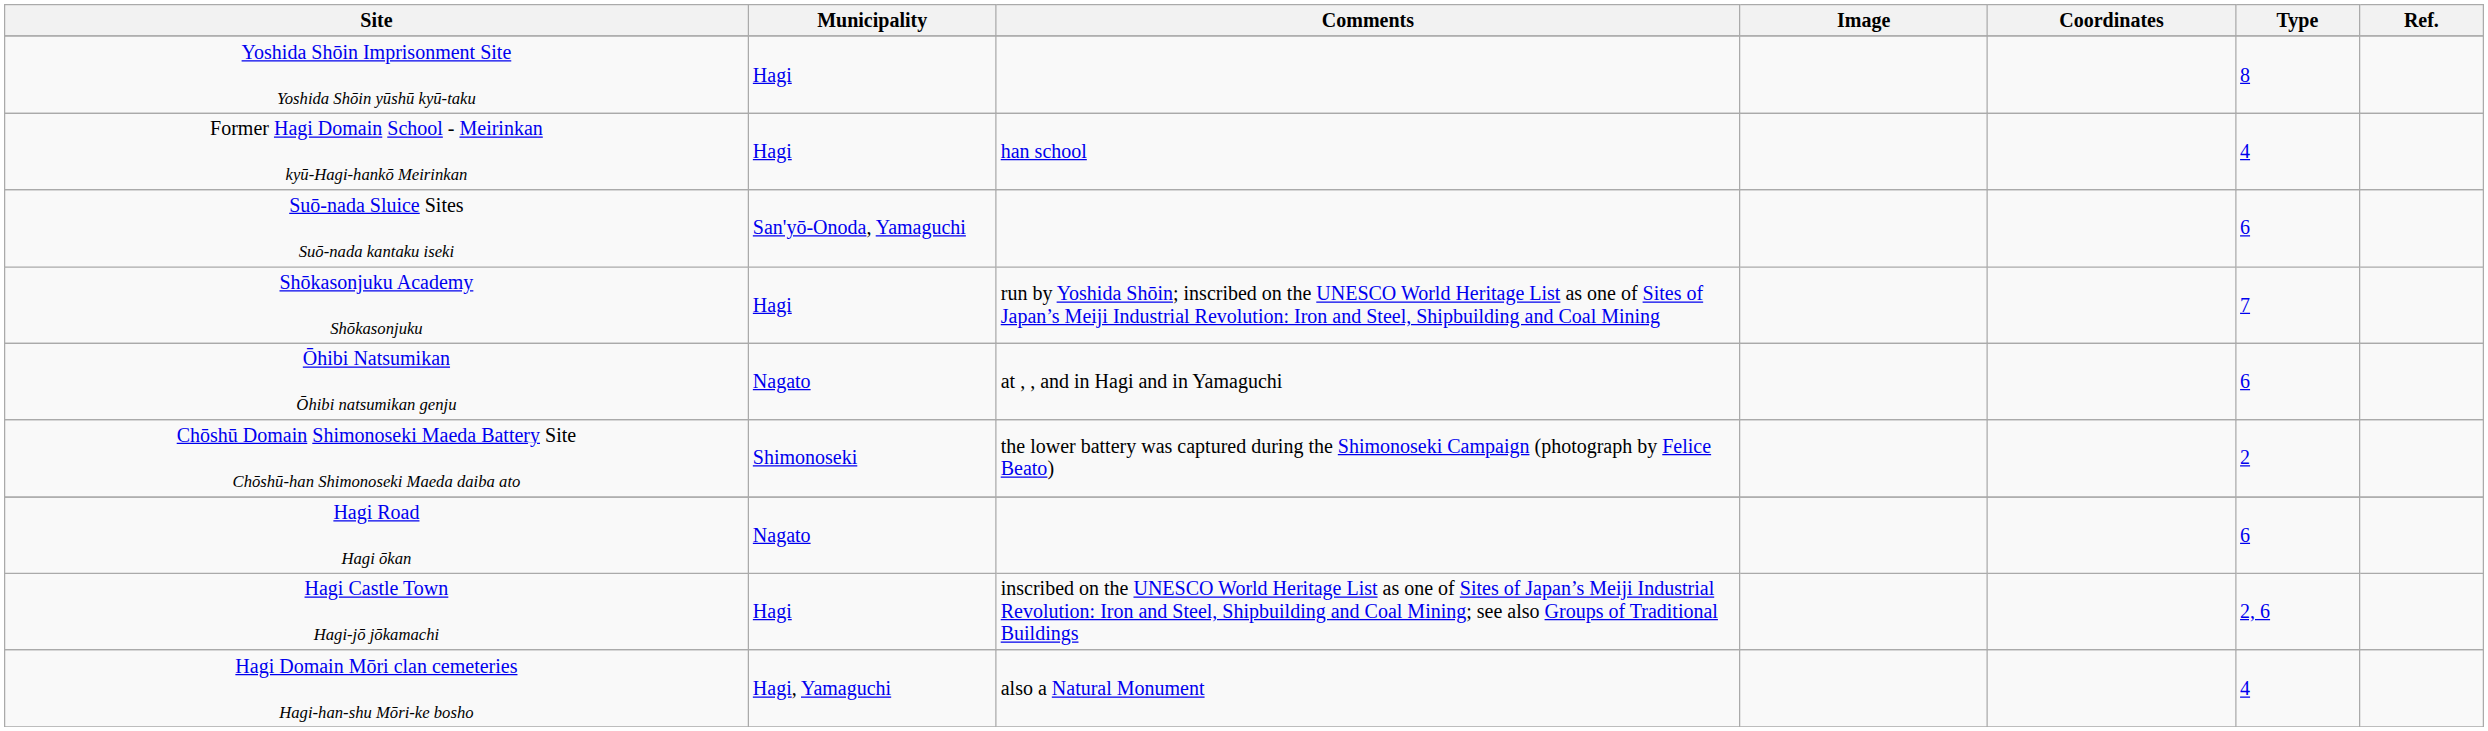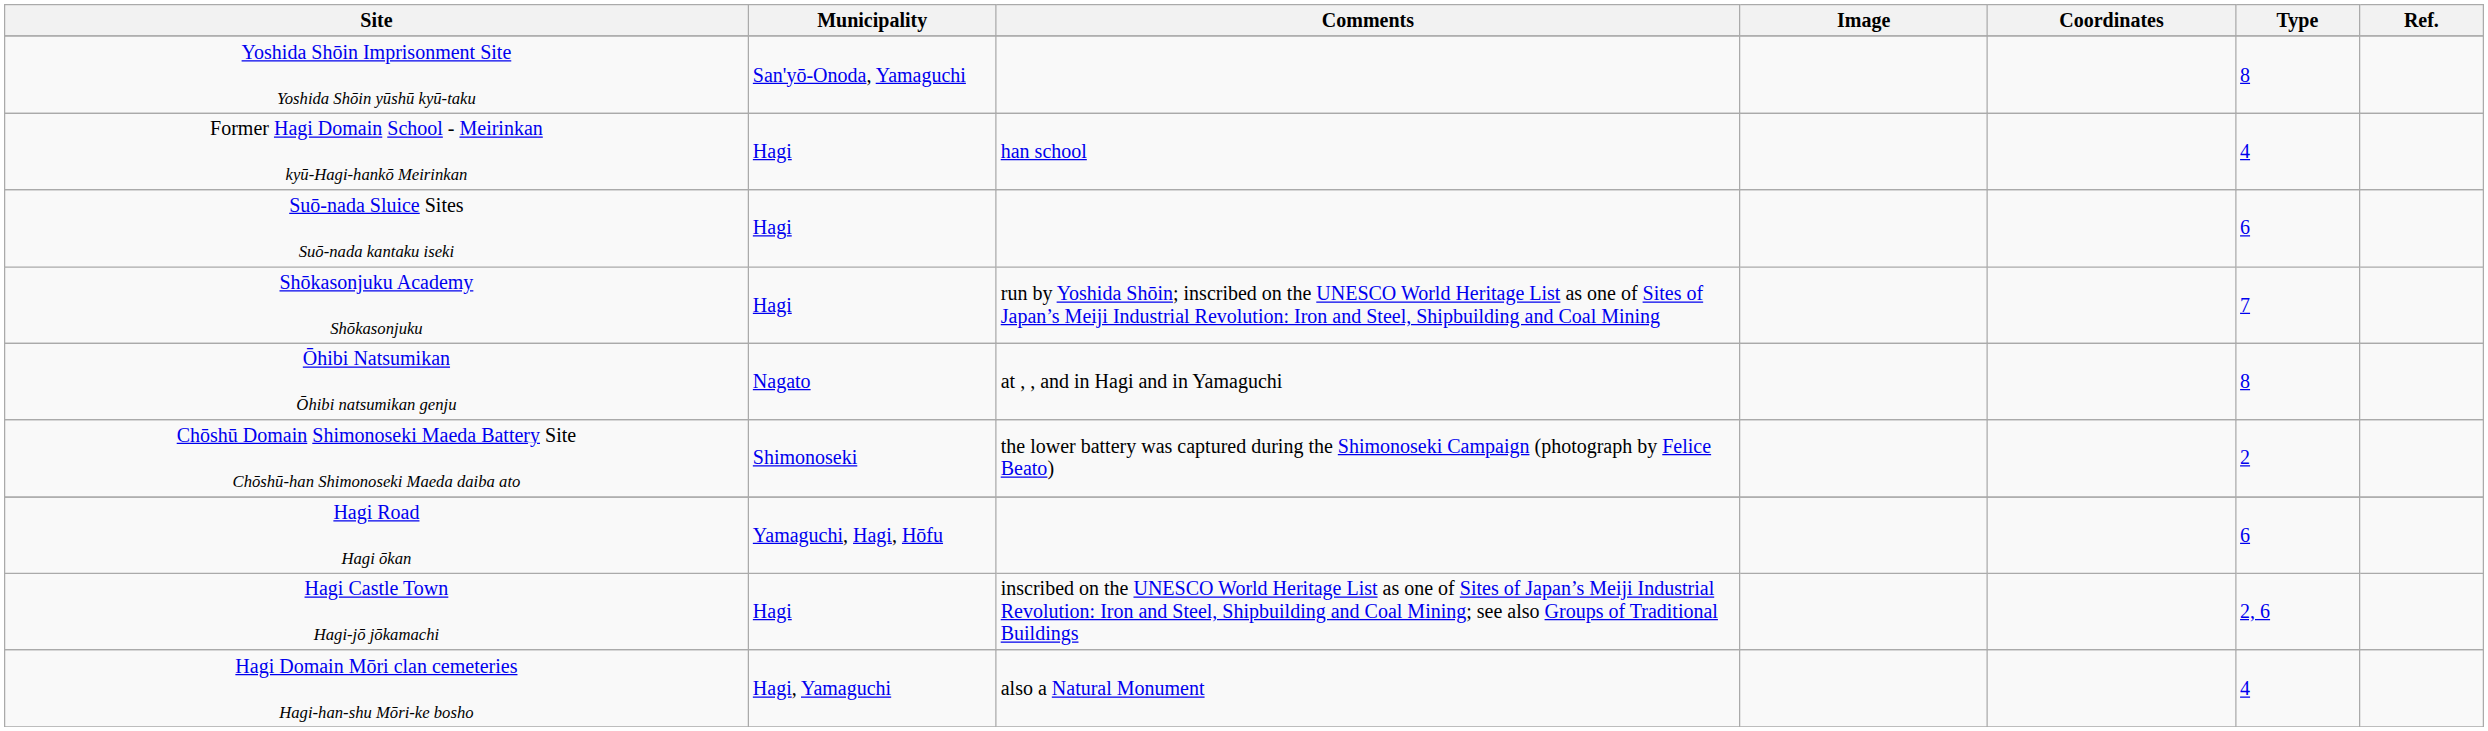(772, 74) Hagi -> (859, 74) San'yō-Onoda, Yamaguchi
(859, 228) San'yō-Onoda, Yamaguchi -> (772, 228) Hagi
(2245, 381) 6 -> (2245, 381) 8
(782, 534) Nagato -> (848, 534) Yamaguchi, Hagi, Hōfu
